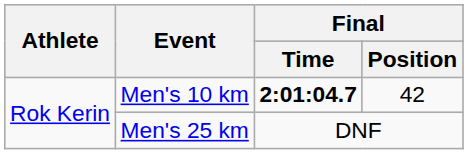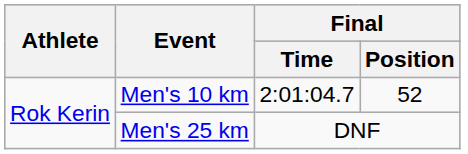(308, 95) bold -> (307, 95) normal
(412, 95) 42 -> (410, 95) 52
